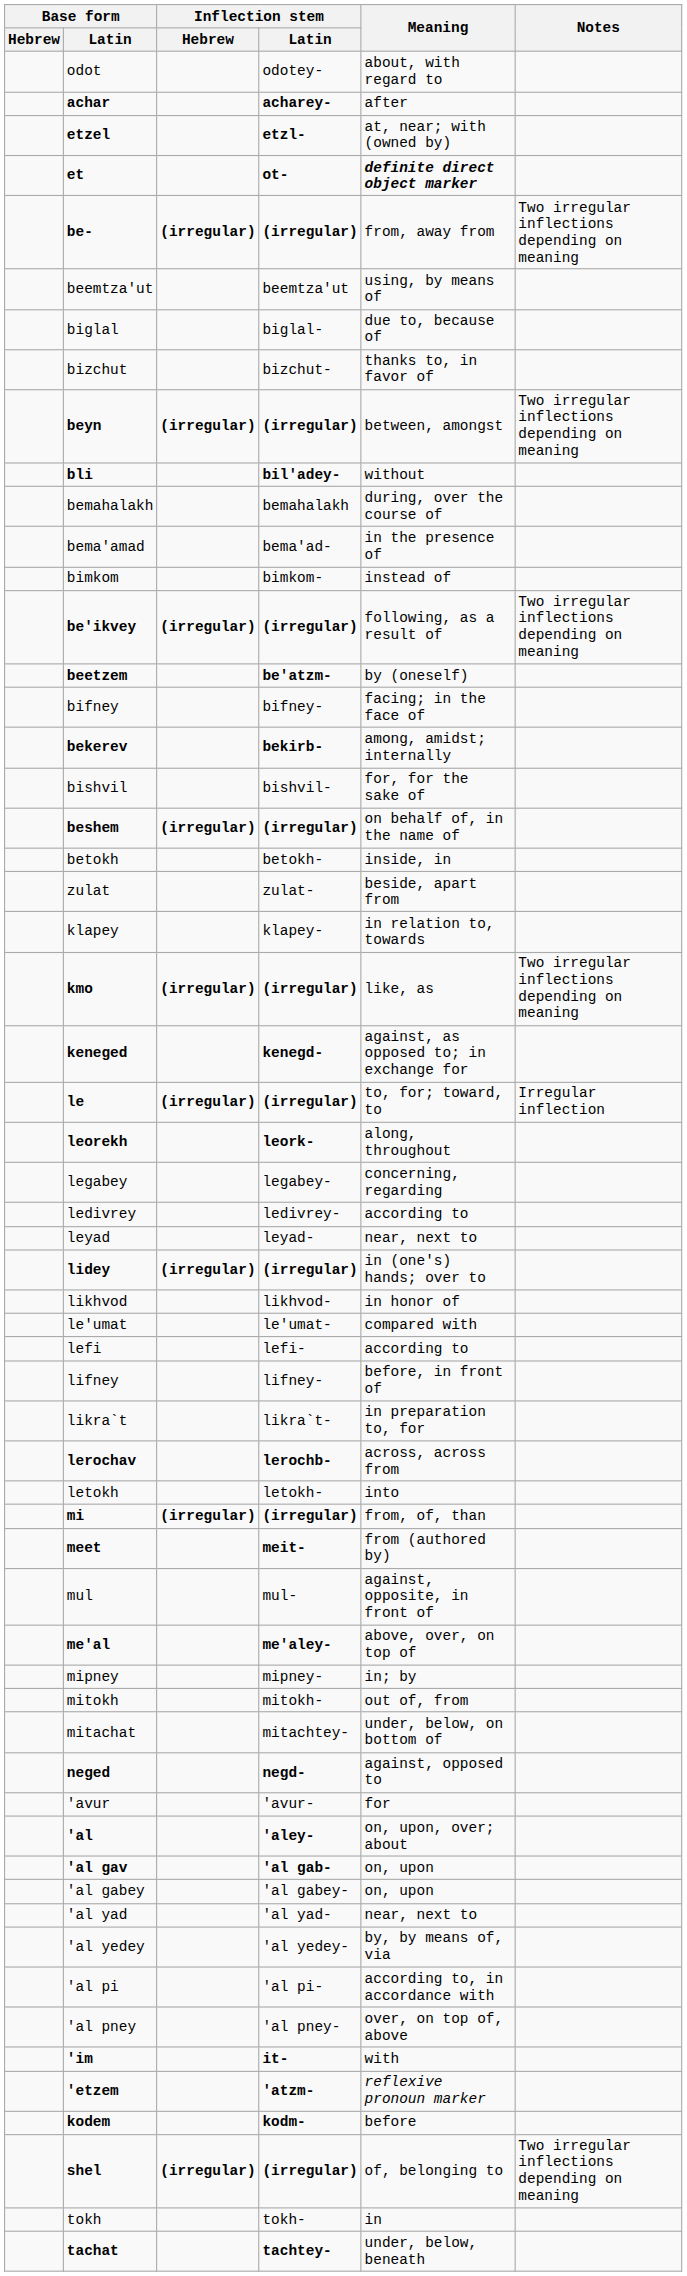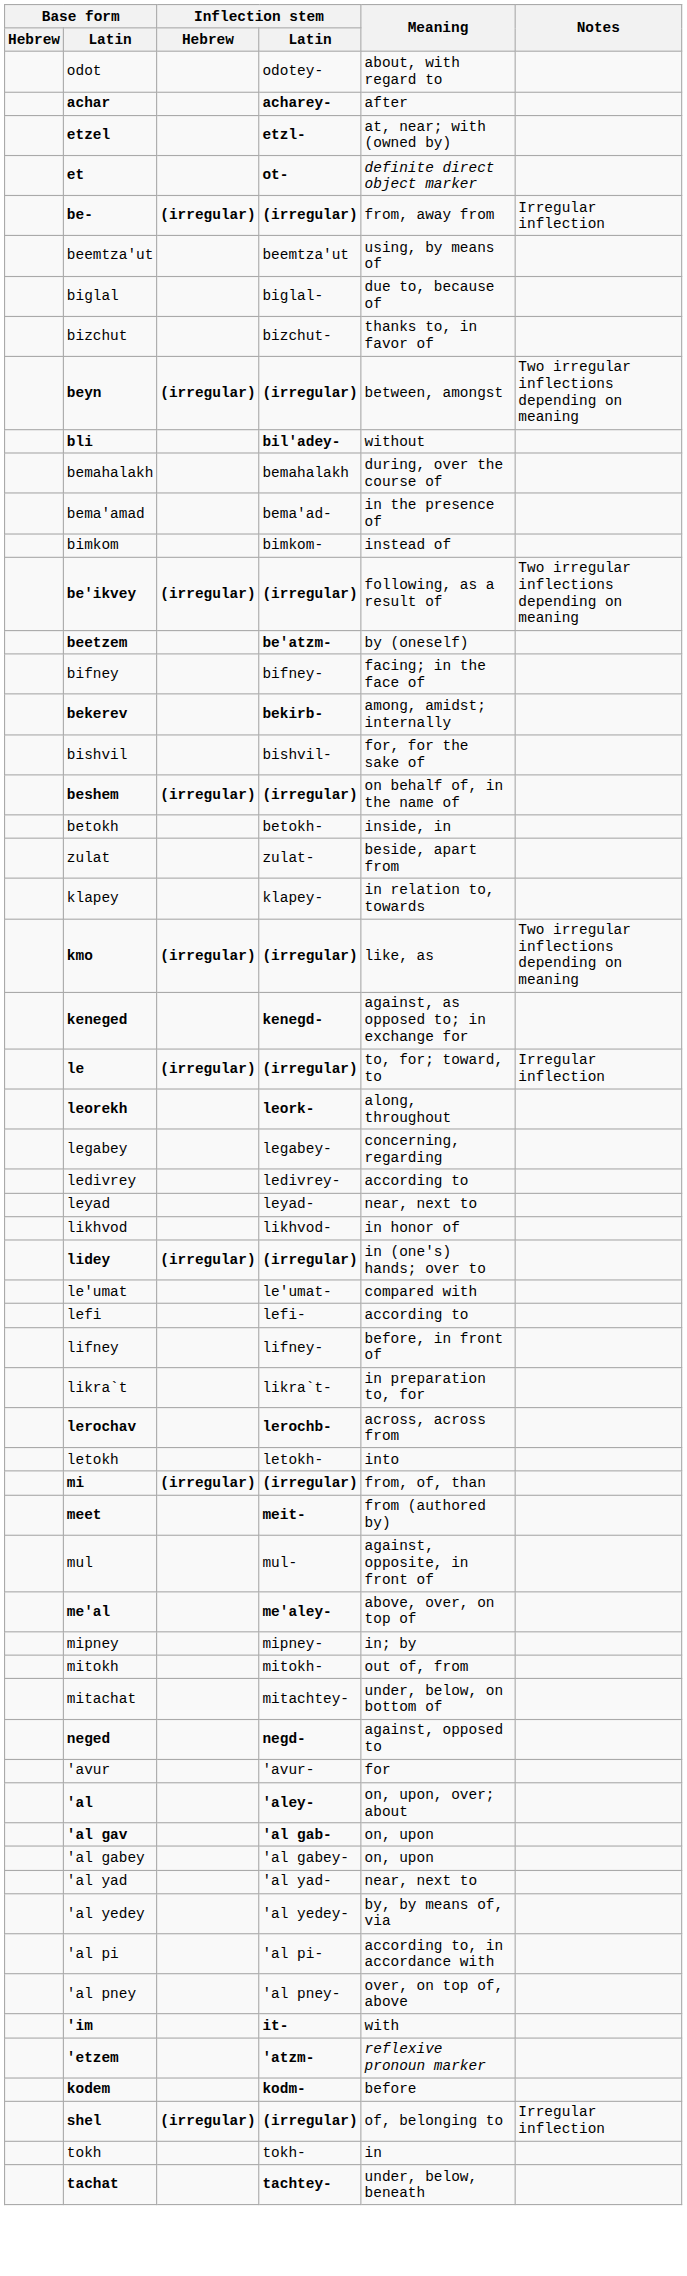(430, 176) bold -> (430, 176) normal
(575, 232) Two irregular inflections depending on meaning -> (562, 216) Irregular inflection
rows swapped: (88, 1270) <-> (97, 1302)
(575, 2171) Two irregular inflections depending on meaning -> (562, 2121) Irregular inflection
